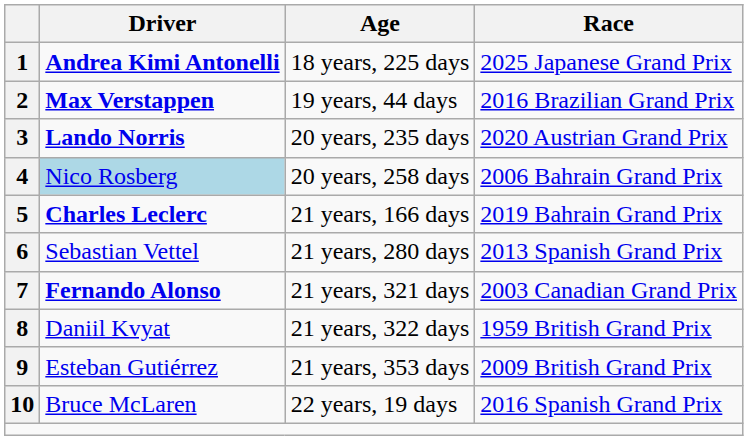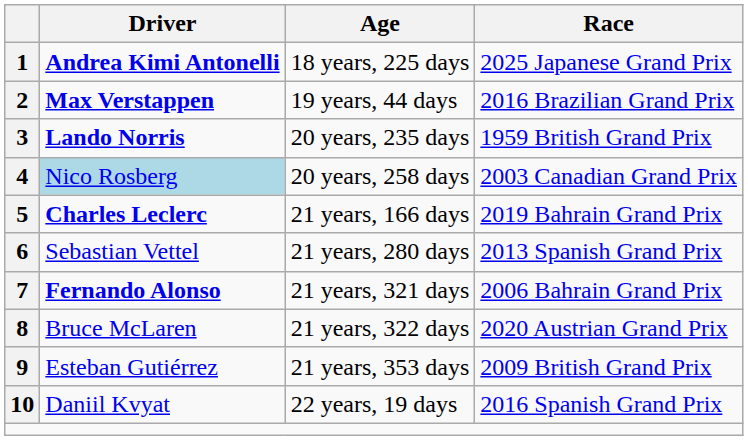(604, 137) 2020 Austrian Grand Prix -> (596, 137) 1959 British Grand Prix
(601, 175) 2006 Bahrain Grand Prix -> (609, 175) 2003 Canadian Grand Prix
(609, 289) 2003 Canadian Grand Prix -> (601, 289) 2006 Bahrain Grand Prix
(108, 328) Daniil Kvyat -> (121, 328) Bruce McLaren
(596, 328) 1959 British Grand Prix -> (604, 328) 2020 Austrian Grand Prix
(121, 404) Bruce McLaren -> (108, 404) Daniil Kvyat
